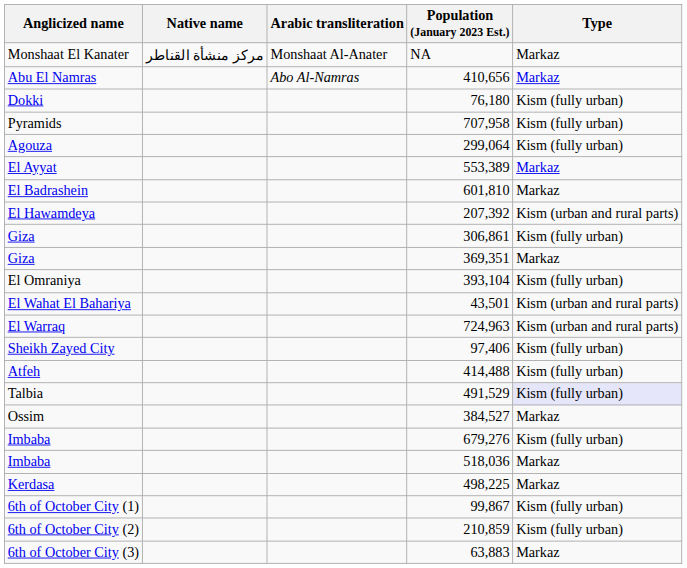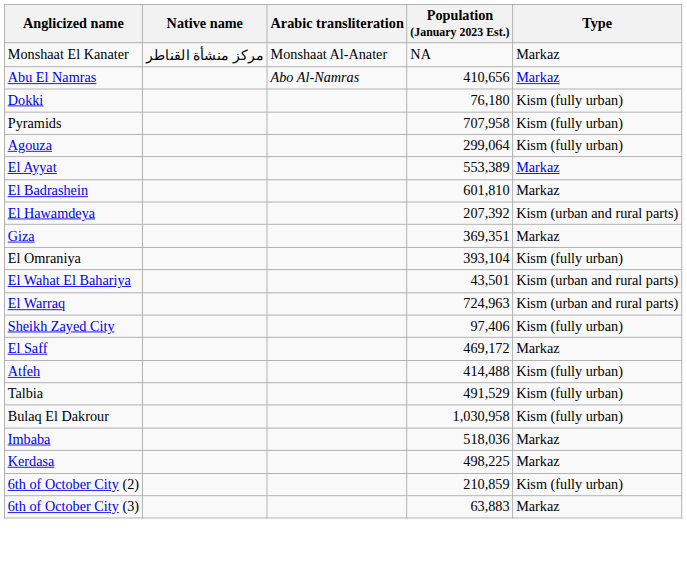- row: (21, 235)
+ row: (28, 348)
(570, 394) lavender background -> (570, 394) no background
- row: (26, 416)
+ row: (58, 416)
- row: (29, 439)
- row: (73, 506)
